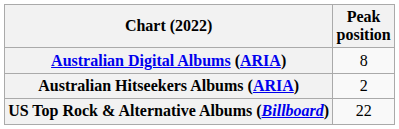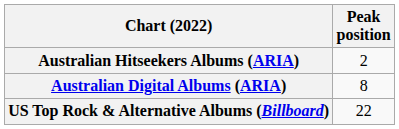rows swapped: (169, 60) <-> (169, 85)
